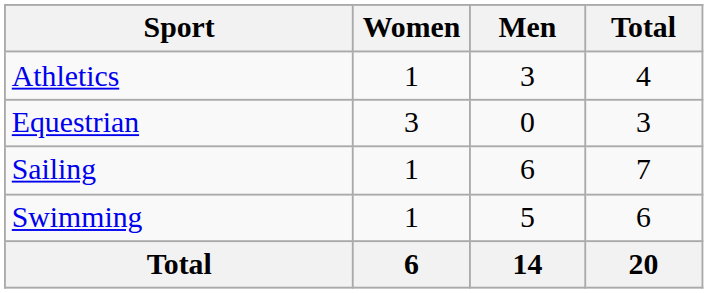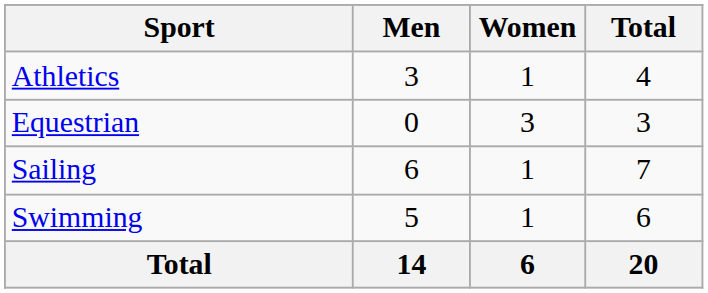columns swapped: (527, 28) <-> (411, 28)
